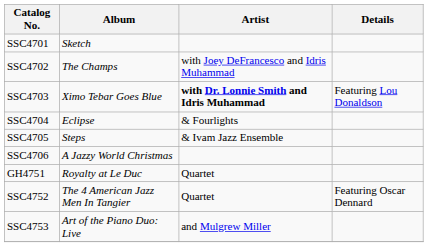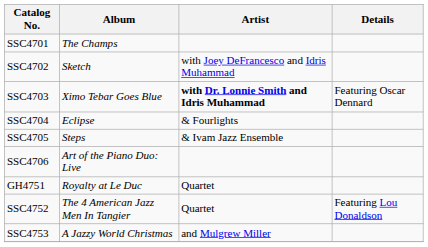(76, 43) Sketch -> (90, 43) The Champs
(90, 66) The Champs -> (76, 66) Sketch
(366, 96) Featuring Lou Donaldson -> (370, 96) Featuring Oscar Dennard
(117, 155) A Jazzy World Christmas -> (110, 161) Art of the Piano Duo: Live
(370, 196) Featuring Oscar Dennard -> (366, 209) Featuring Lou Donaldson
(110, 226) Art of the Piano Duo: Live -> (117, 232) A Jazzy World Christmas
